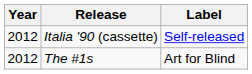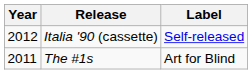(23, 58) 2012 -> (22, 58) 2011
